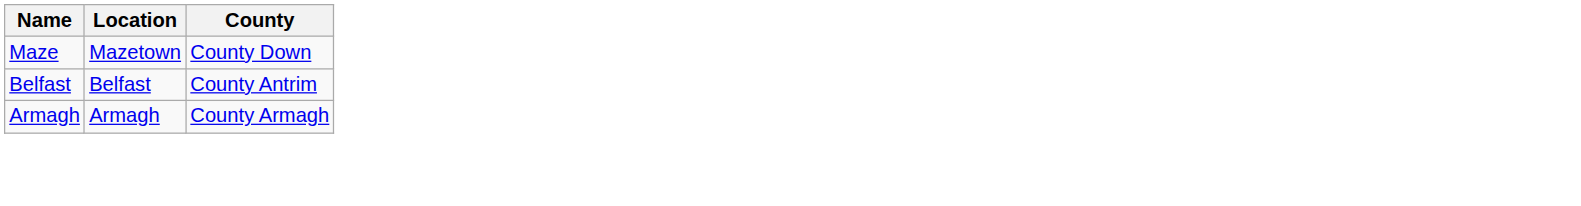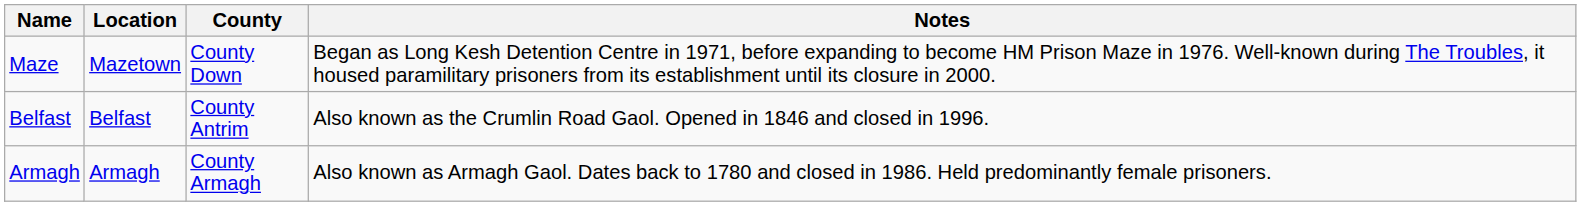+ column: (942, 20)
